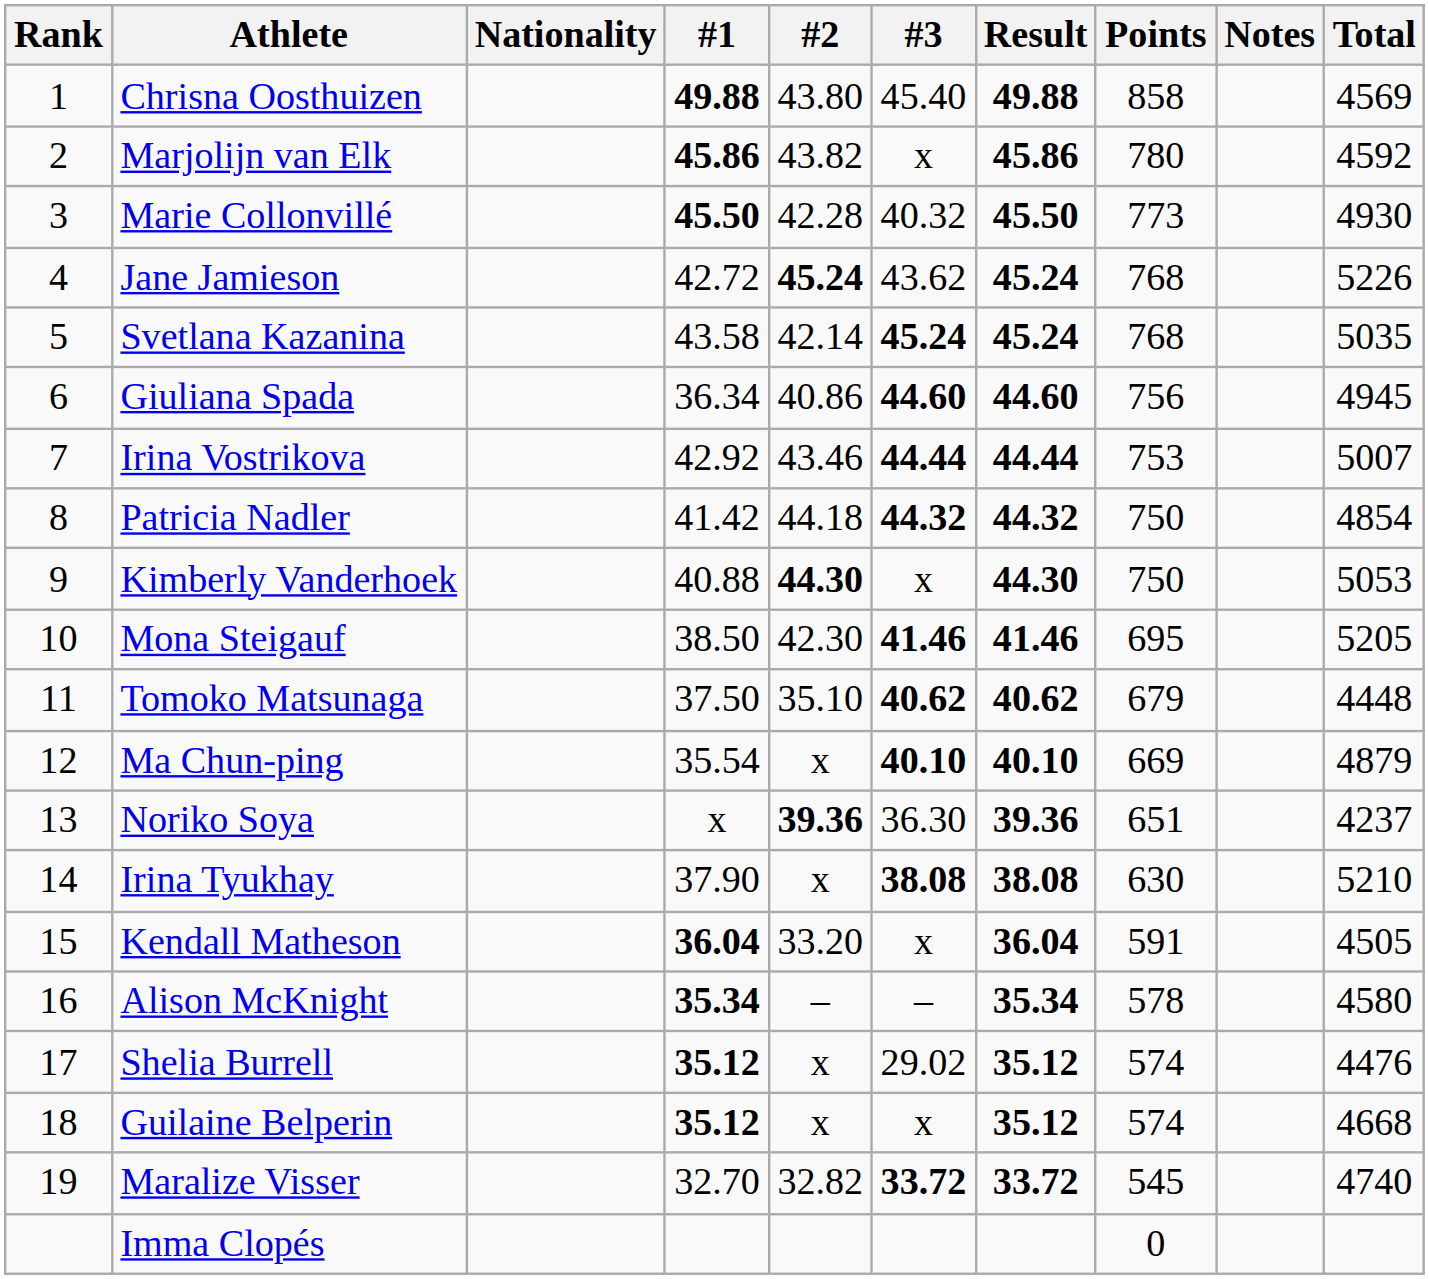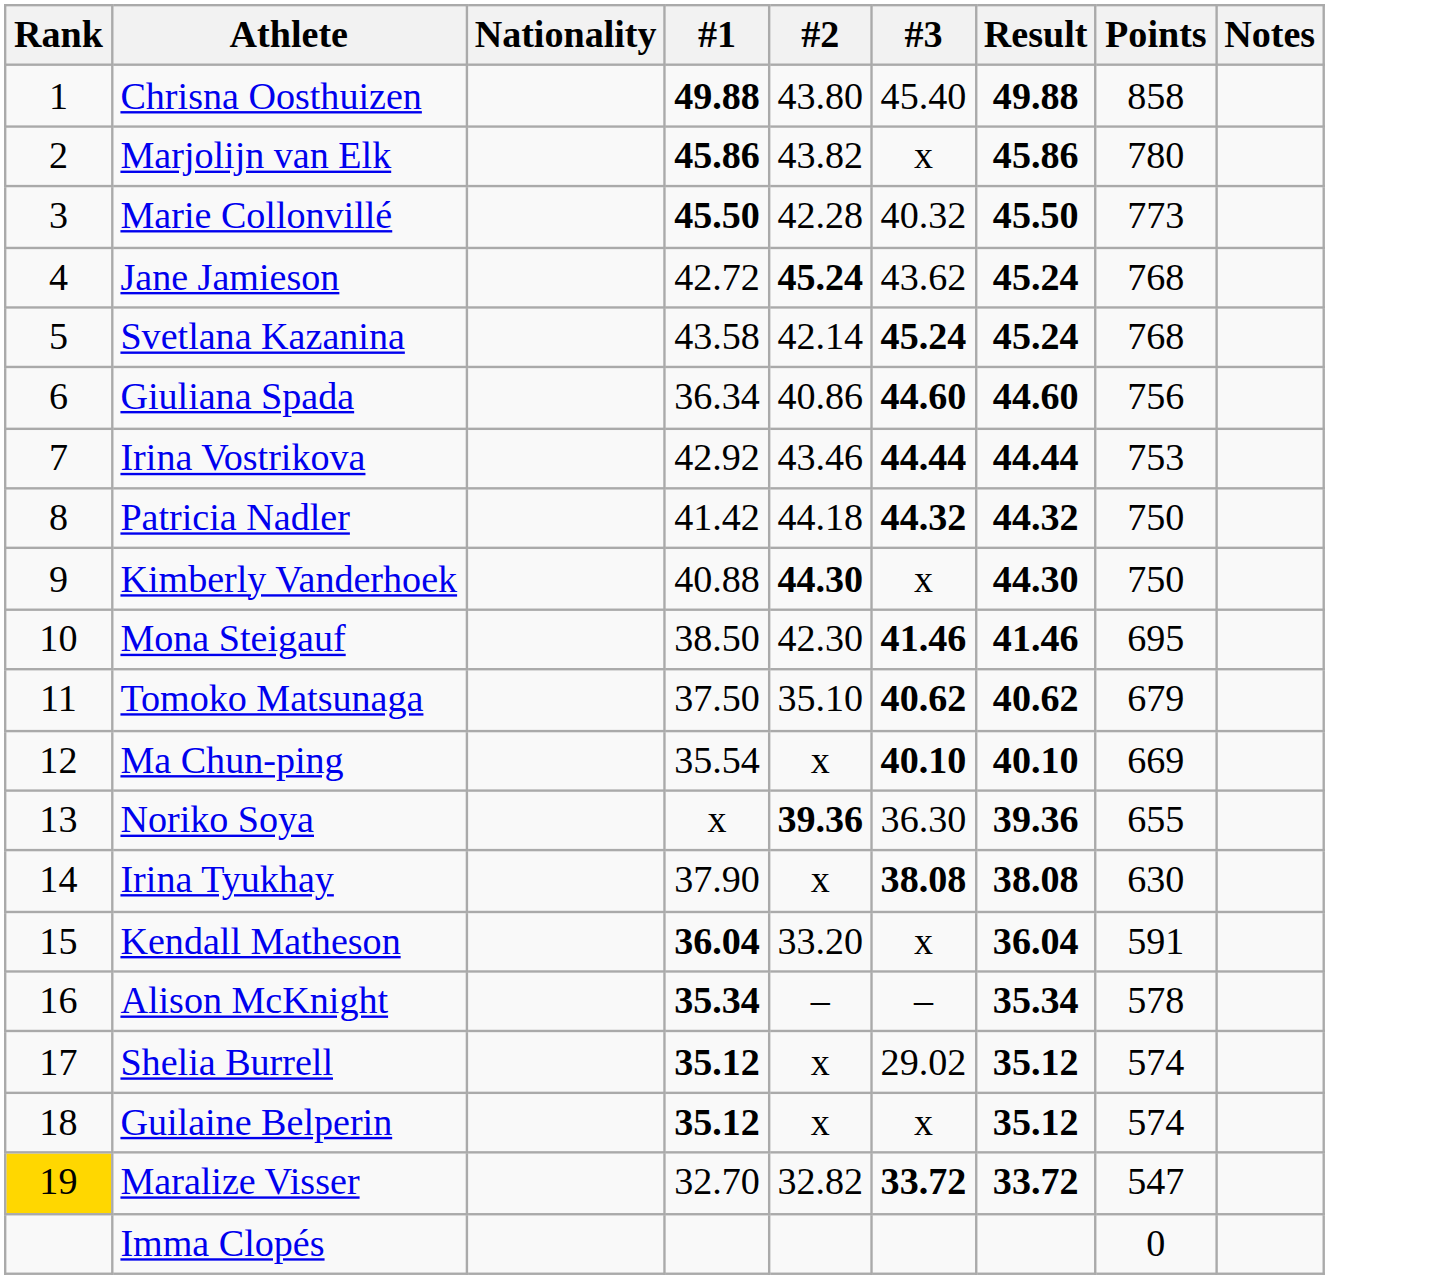- column: (1374, 34)
(1156, 819) 651 -> (1156, 819) 655
(58, 1182) no background -> (58, 1182) gold background
(1156, 1182) 545 -> (1156, 1182) 547
